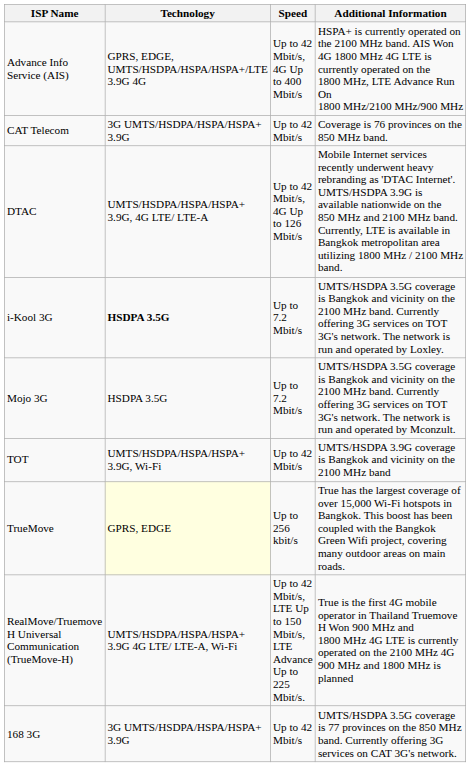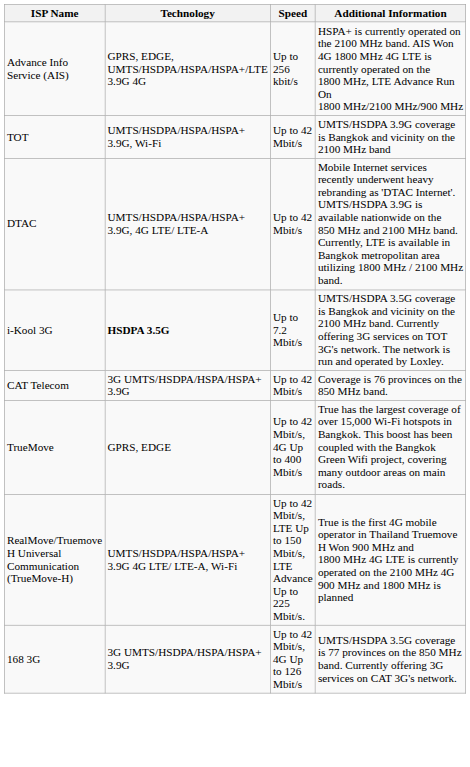(293, 68) Up to 42 Mbit/s, 4G Up to 400 Mbit/s -> (286, 68) Up to 256 kbit/s
rows swapped: (38, 130) <-> (18, 460)
(293, 211) Up to 42 Mbit/s, 4G Up to 126 Mbit/s -> (293, 224) Up to 42 Mbit/s
- row: (27, 398)
(139, 528) lightyellow background -> (139, 447) no background
(286, 528) Up to 256 kbit/s -> (293, 447) Up to 42 Mbit/s, 4G Up to 400 Mbit/s
(293, 733) Up to 42 Mbit/s -> (293, 659) Up to 42 Mbit/s, 4G Up to 126 Mbit/s
